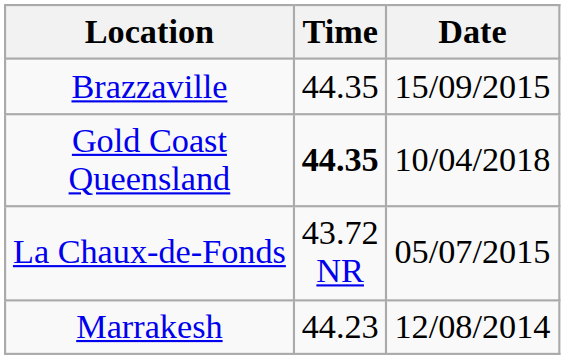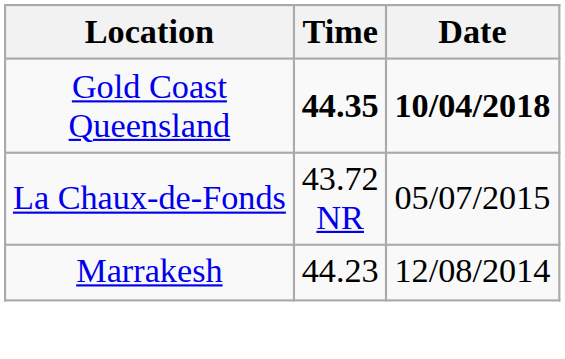- row: (149, 85)
(472, 159) normal -> (472, 105) bold
